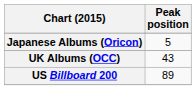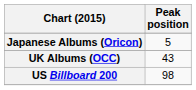(168, 76) 89 -> (168, 76) 98
